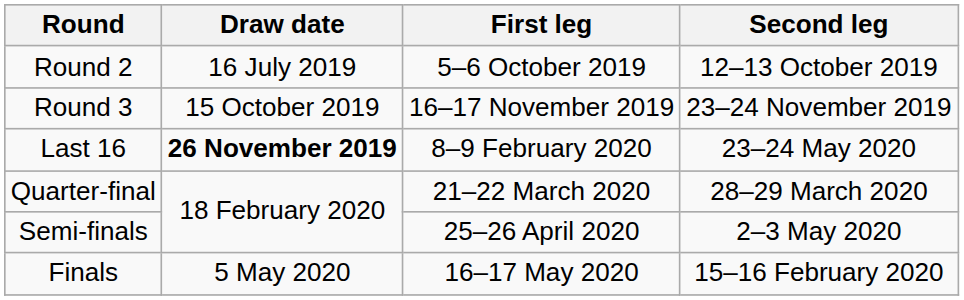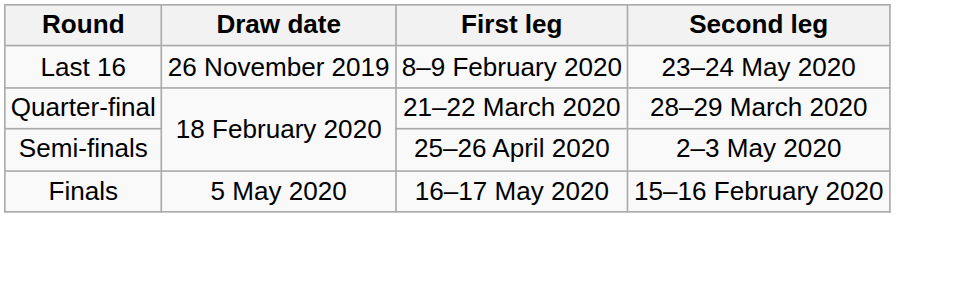- row: (83, 66)
- row: (83, 107)
(282, 149) bold -> (279, 66) normal
